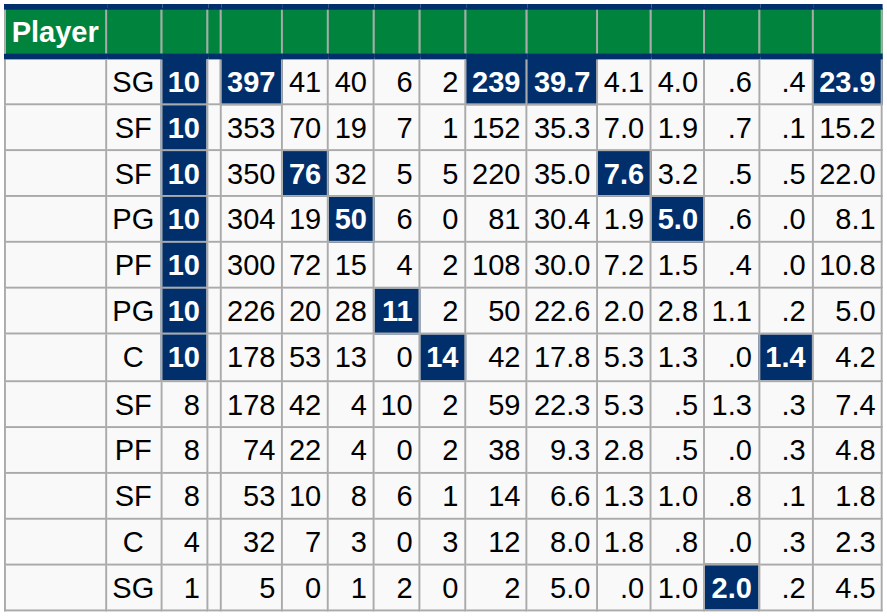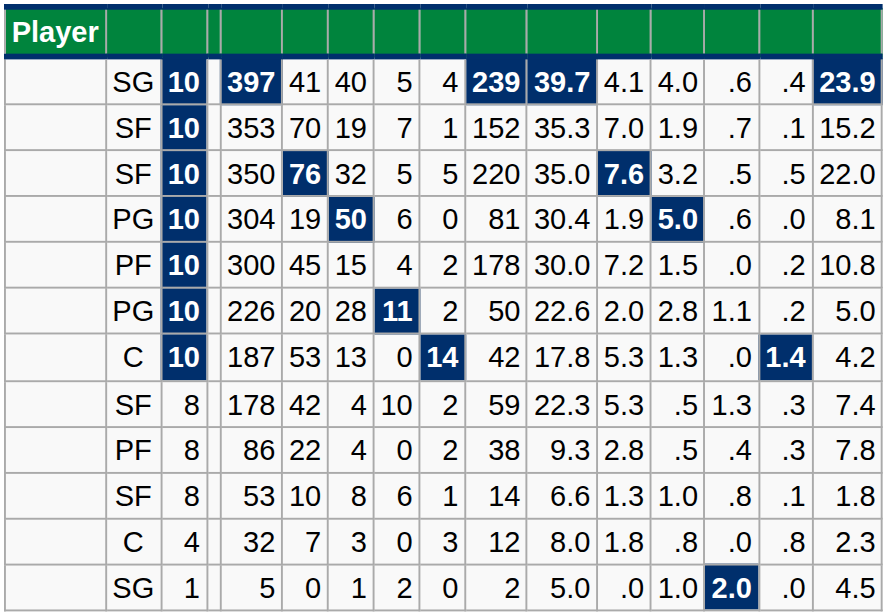(405, 82) 6 -> (405, 82) 5
(450, 82) 2 -> (450, 82) 4
(305, 266) 72 -> (305, 266) 45
(496, 266) 108 -> (496, 266) 178
(740, 266) .4 -> (740, 266) .0
(794, 266) .0 -> (794, 266) .2
(251, 357) 178 -> (251, 357) 187
(259, 449) 74 -> (259, 449) 86
(740, 449) .0 -> (740, 449) .4
(856, 449) 4.8 -> (856, 449) 7.8
(794, 541) .3 -> (794, 541) .8
(794, 587) .2 -> (794, 587) .0
